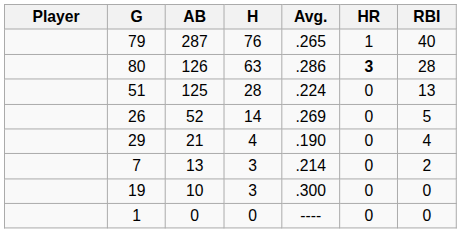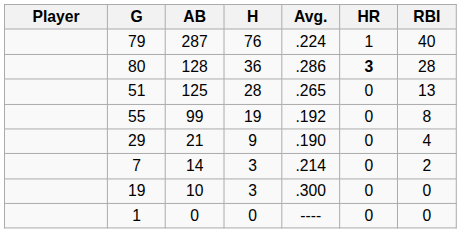(311, 41) .265 -> (311, 41) .224
(195, 66) 126 -> (195, 66) 128
(253, 66) 63 -> (253, 66) 36
(311, 91) .224 -> (311, 91) .265
+ row: (137, 116)
- row: (137, 116)
(253, 141) 4 -> (253, 141) 9
(195, 166) 13 -> (195, 166) 14
